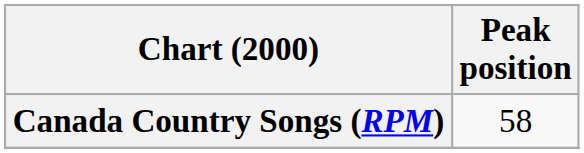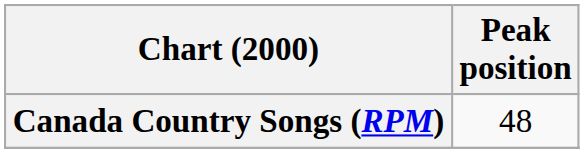(516, 120) 58 -> (516, 120) 48
